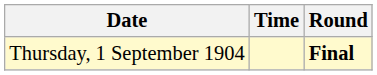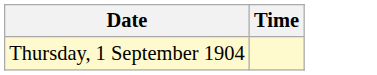- column: (338, 20)
